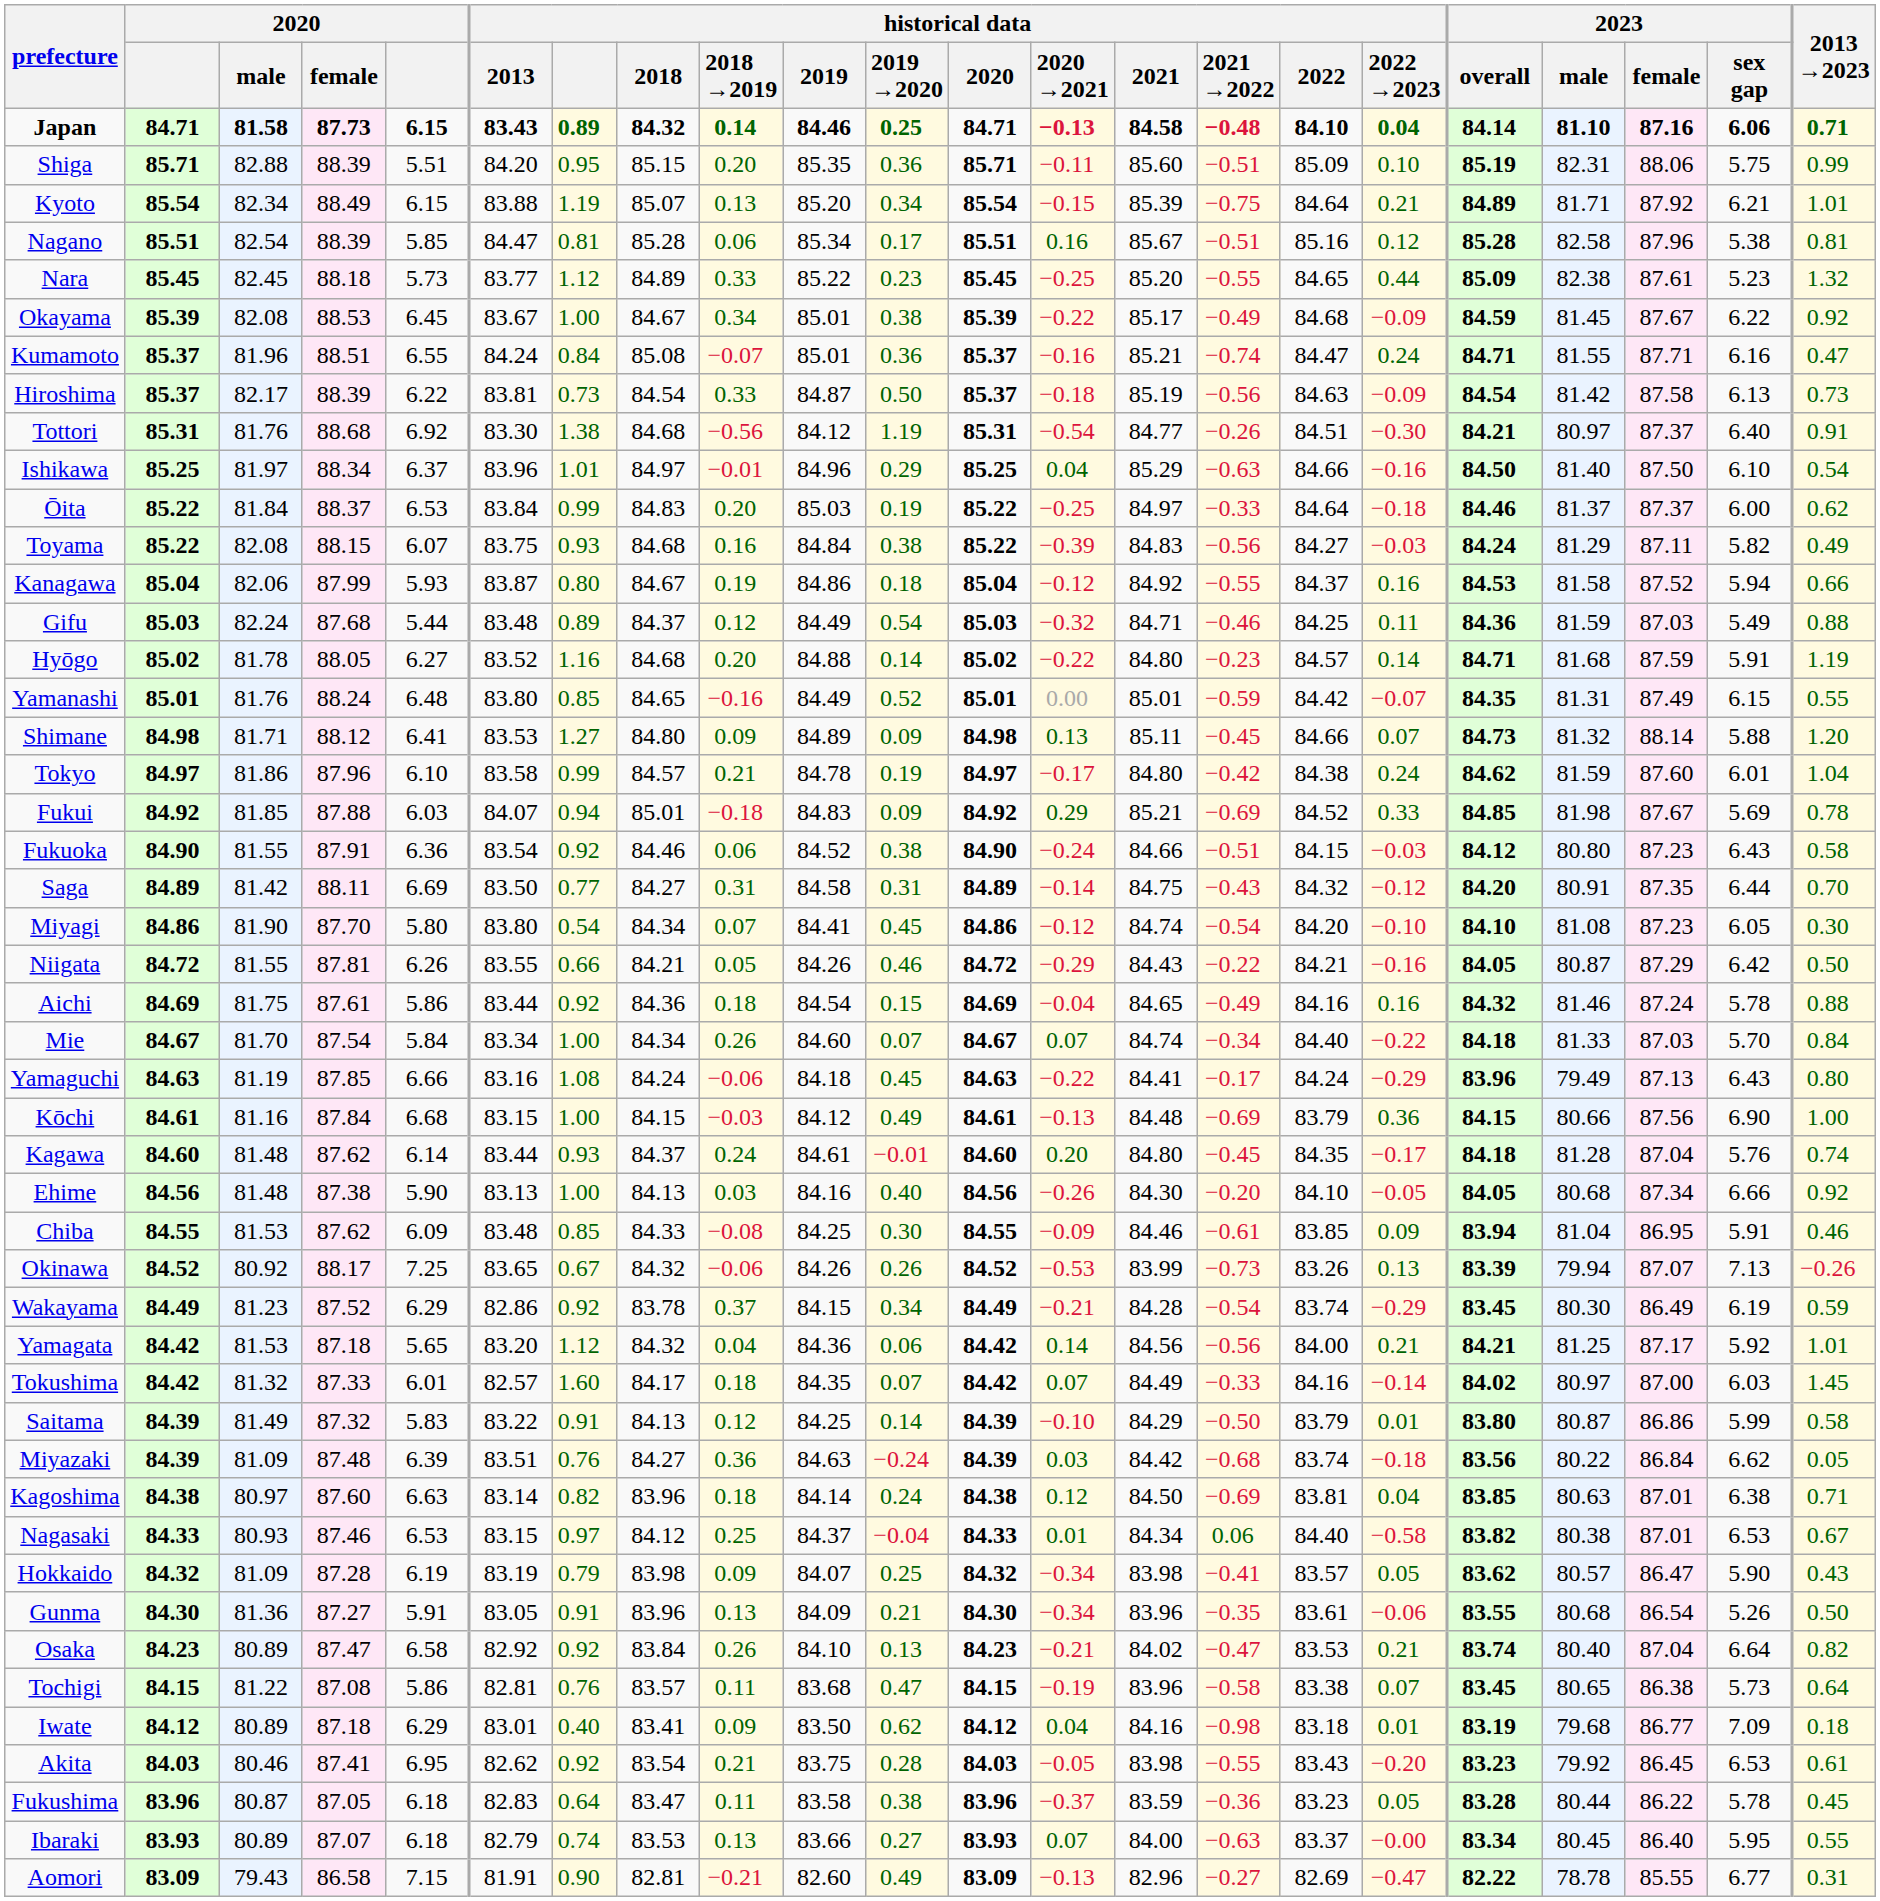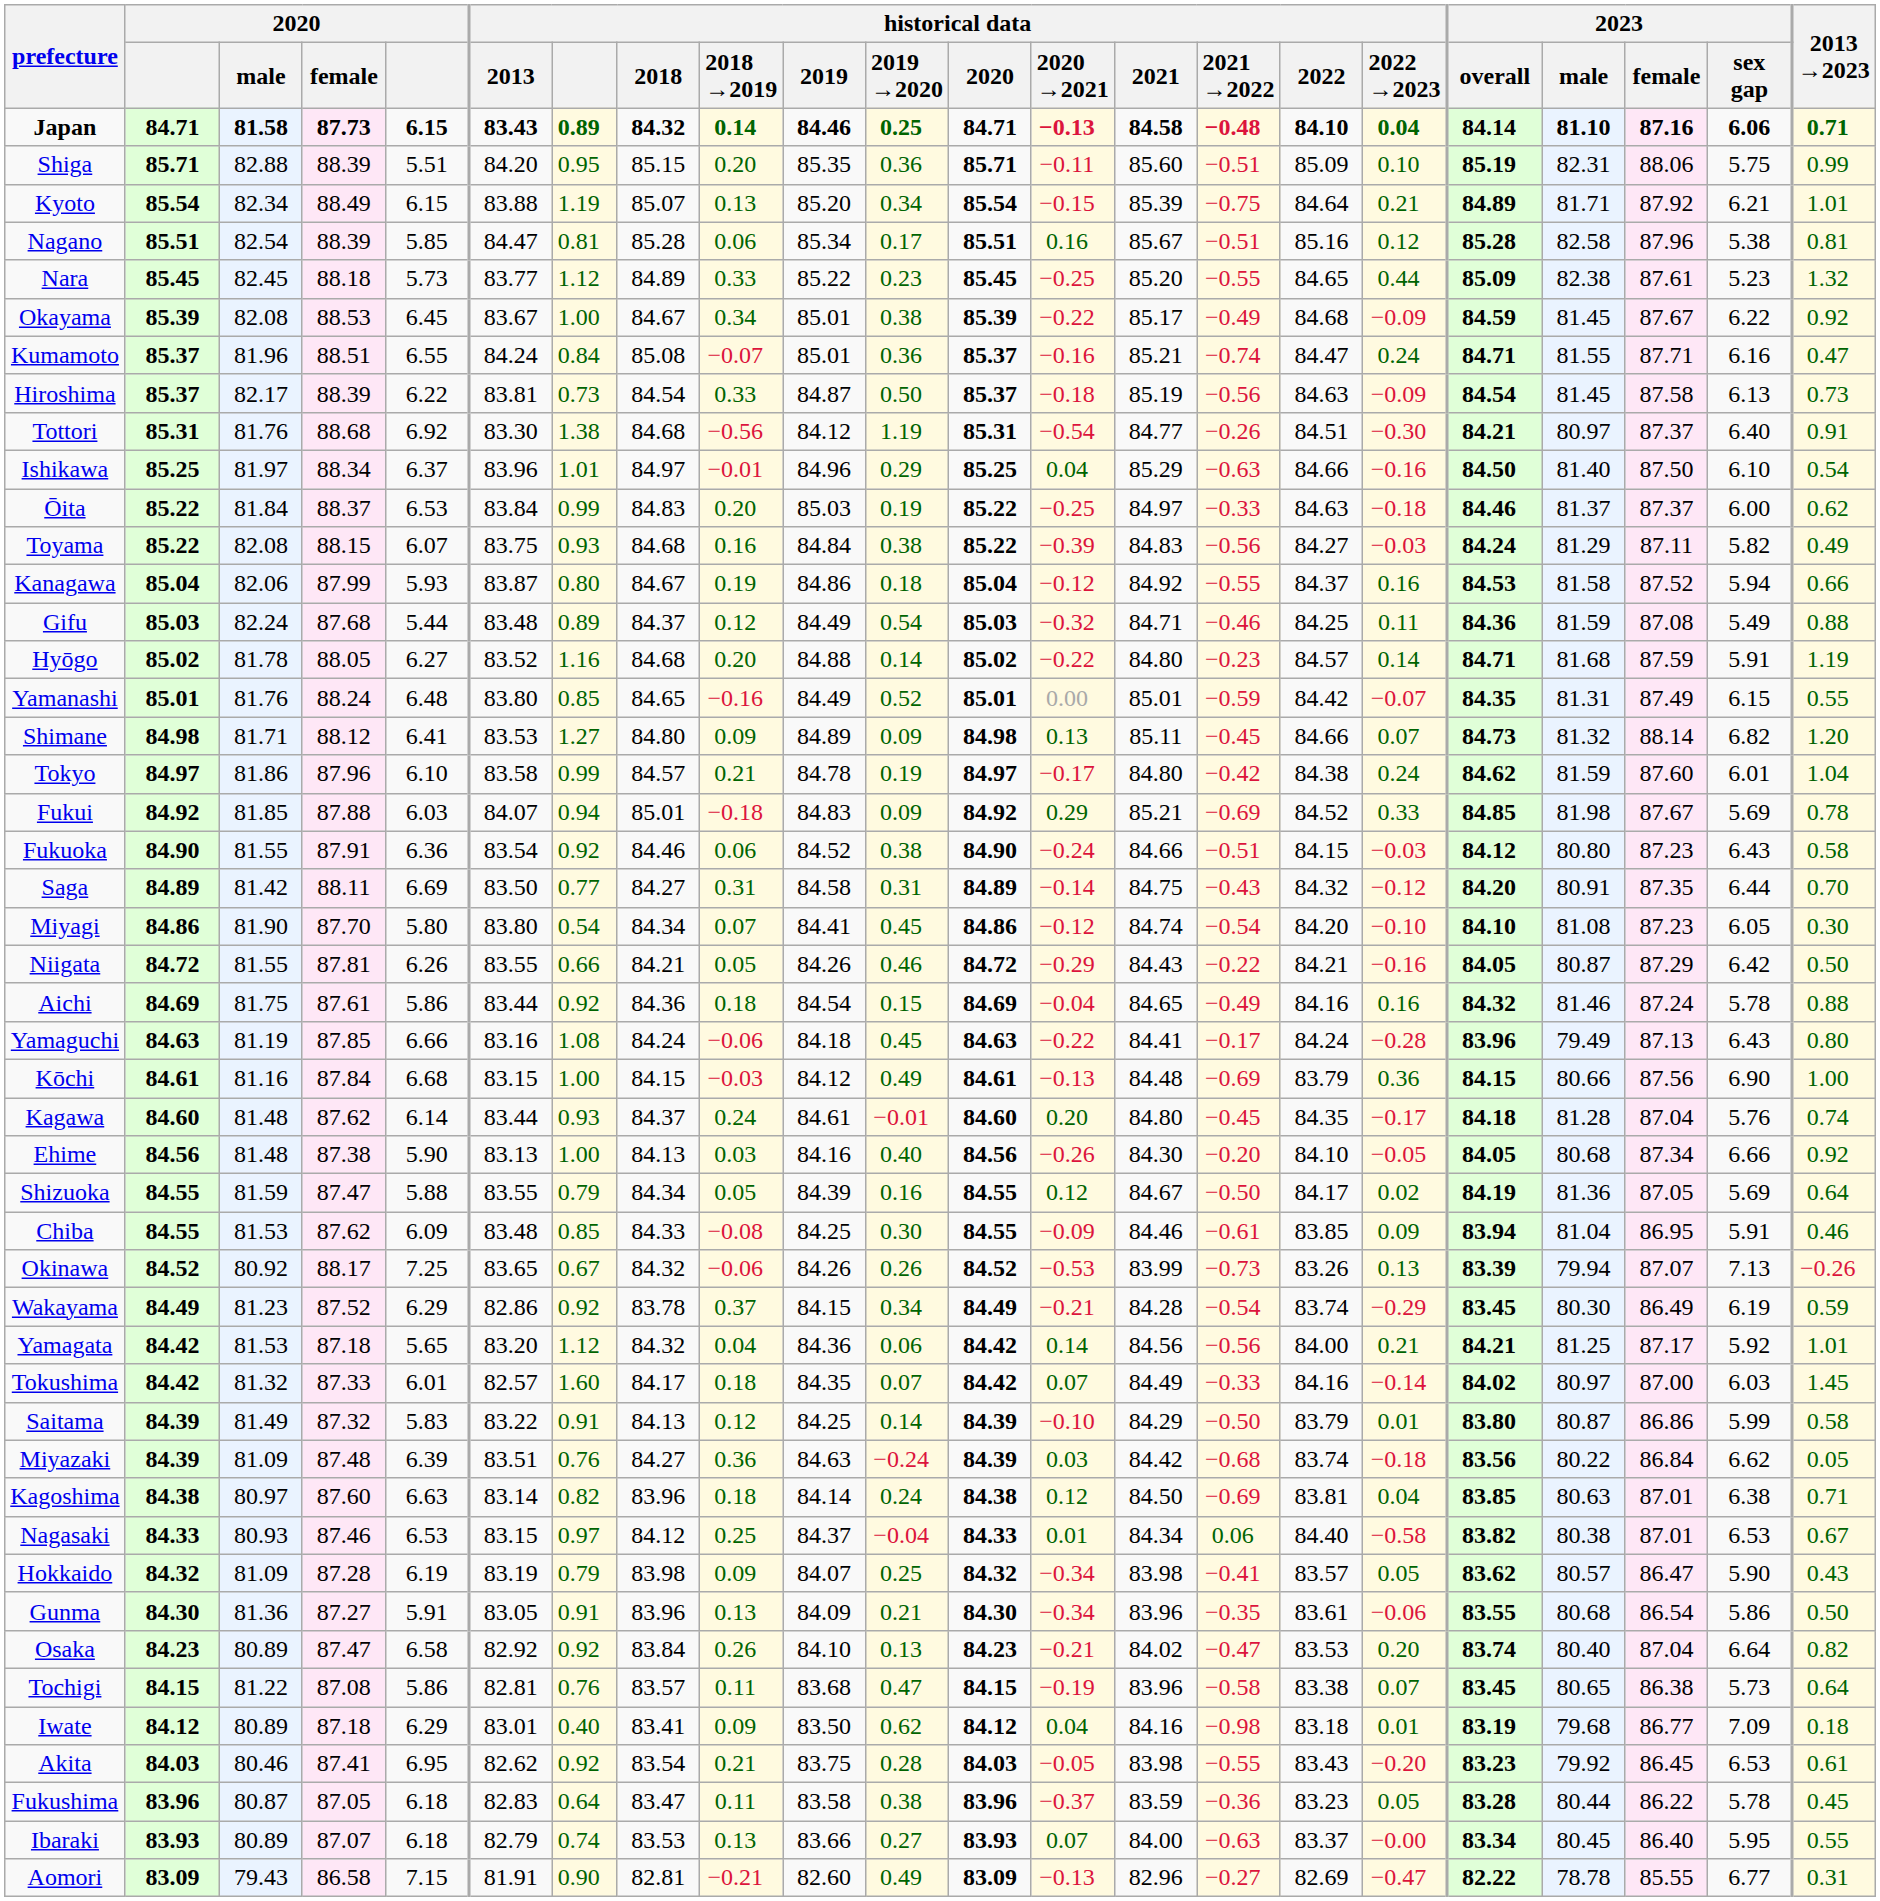(1584, 393) 81.42 -> (1584, 393) 81.45
(1321, 507) 84.64 -> (1321, 507) 84.63
(1666, 621) 87.03 -> (1666, 621) 87.08
(1749, 735) 5.88 -> (1749, 735) 6.82
- row: (65, 1040)
(1399, 1078) −0.29 -> (1399, 1040) −0.28
+ row: (65, 1192)
(1749, 1611) 5.26 -> (1749, 1611) 5.86
(1399, 1649) 0.21 -> (1399, 1649) 0.20
